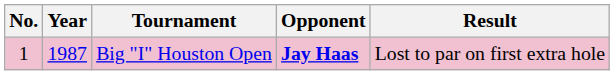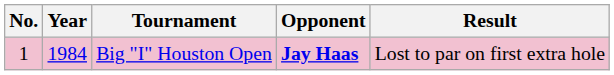(67, 53) 1987 -> (67, 53) 1984
